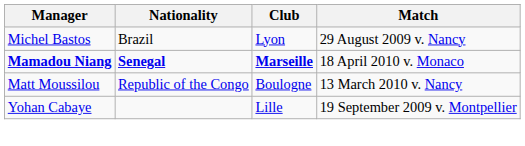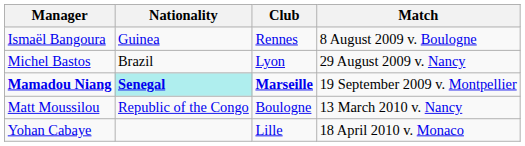+ row: (57, 38)
(142, 61) no background -> (142, 84) paleturquoise background
(392, 61) 18 April 2010 v. Monaco -> (418, 84) 19 September 2009 v. Montpellier
(418, 107) 19 September 2009 v. Montpellier -> (392, 130) 18 April 2010 v. Monaco
